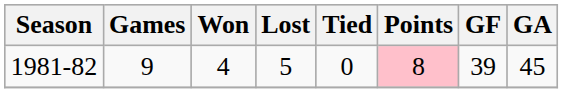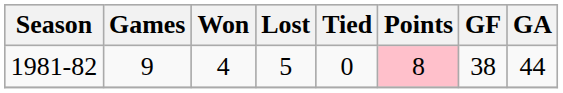(483, 66) 39 -> (483, 66) 38
(532, 66) 45 -> (532, 66) 44
